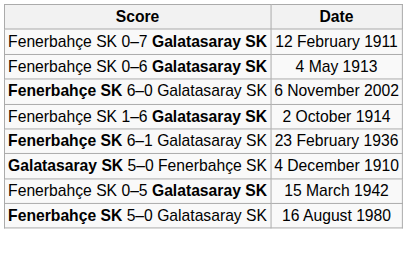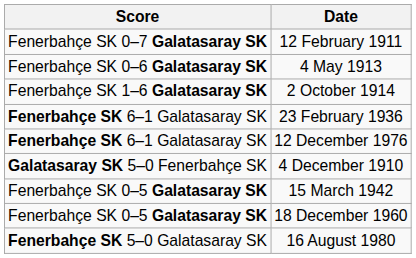- row: (337, 91)
+ row: (341, 141)
+ row: (341, 215)
